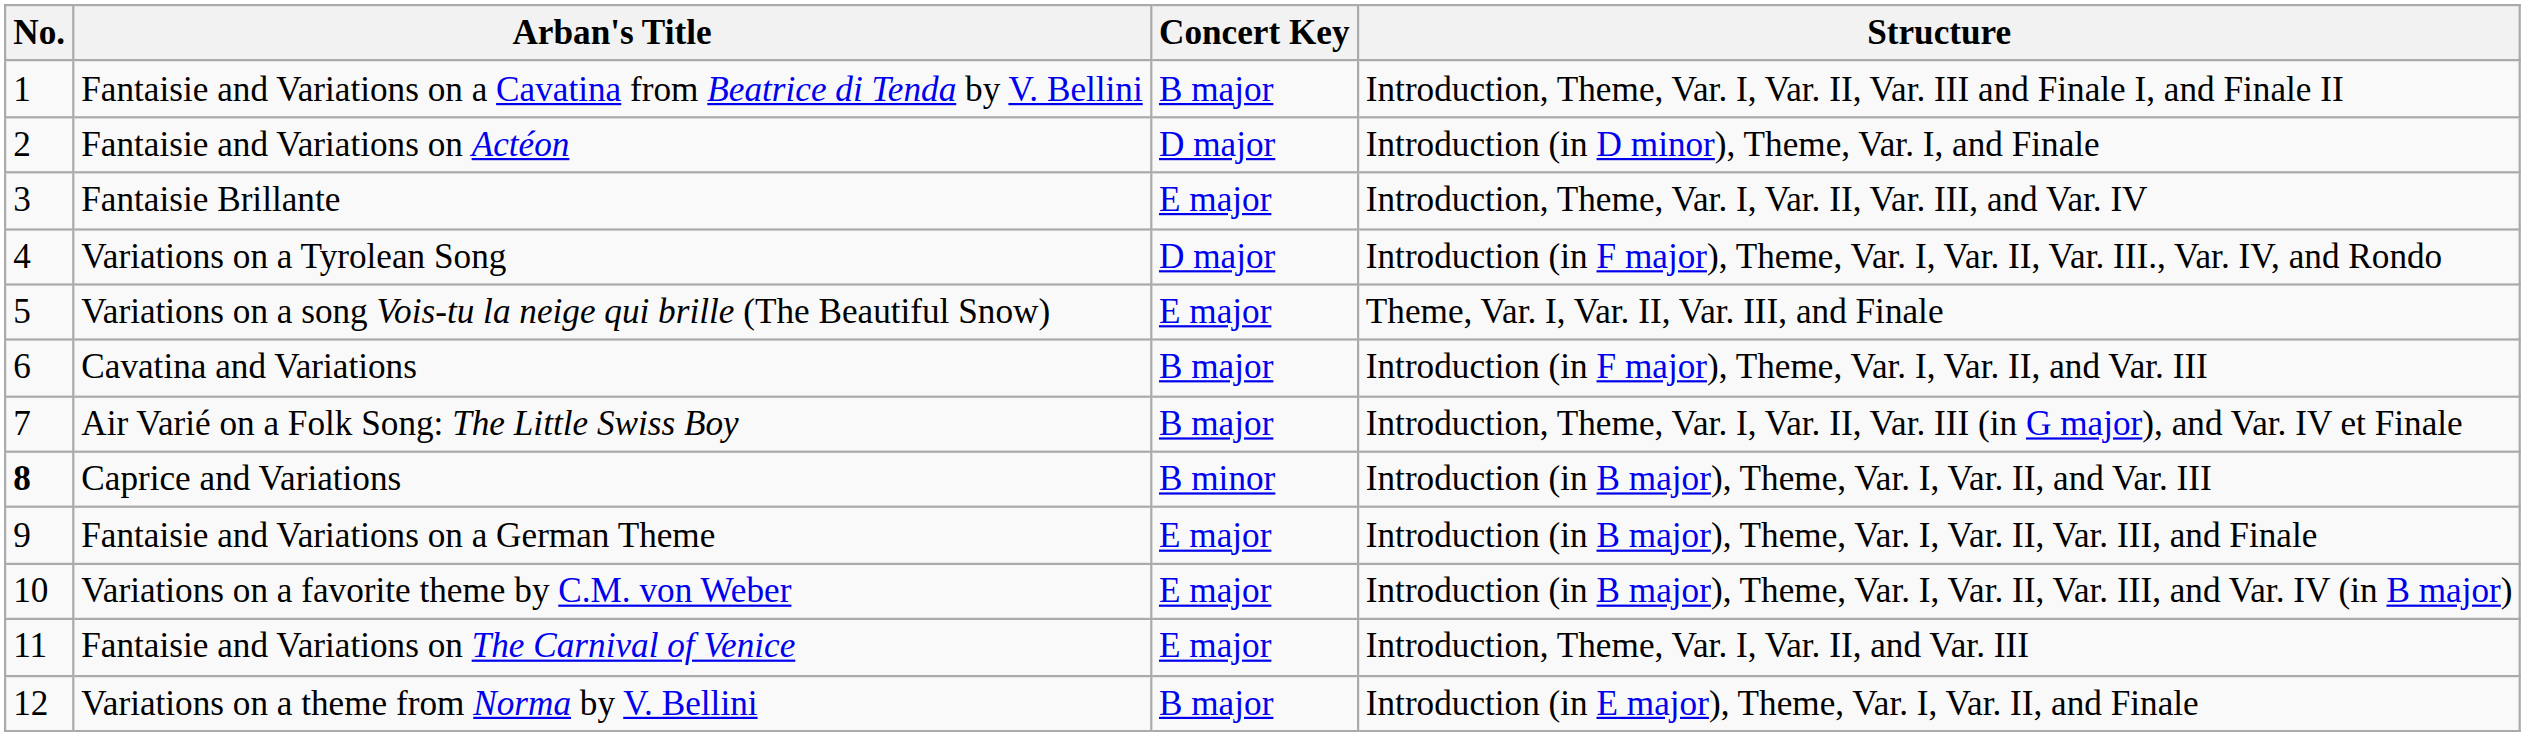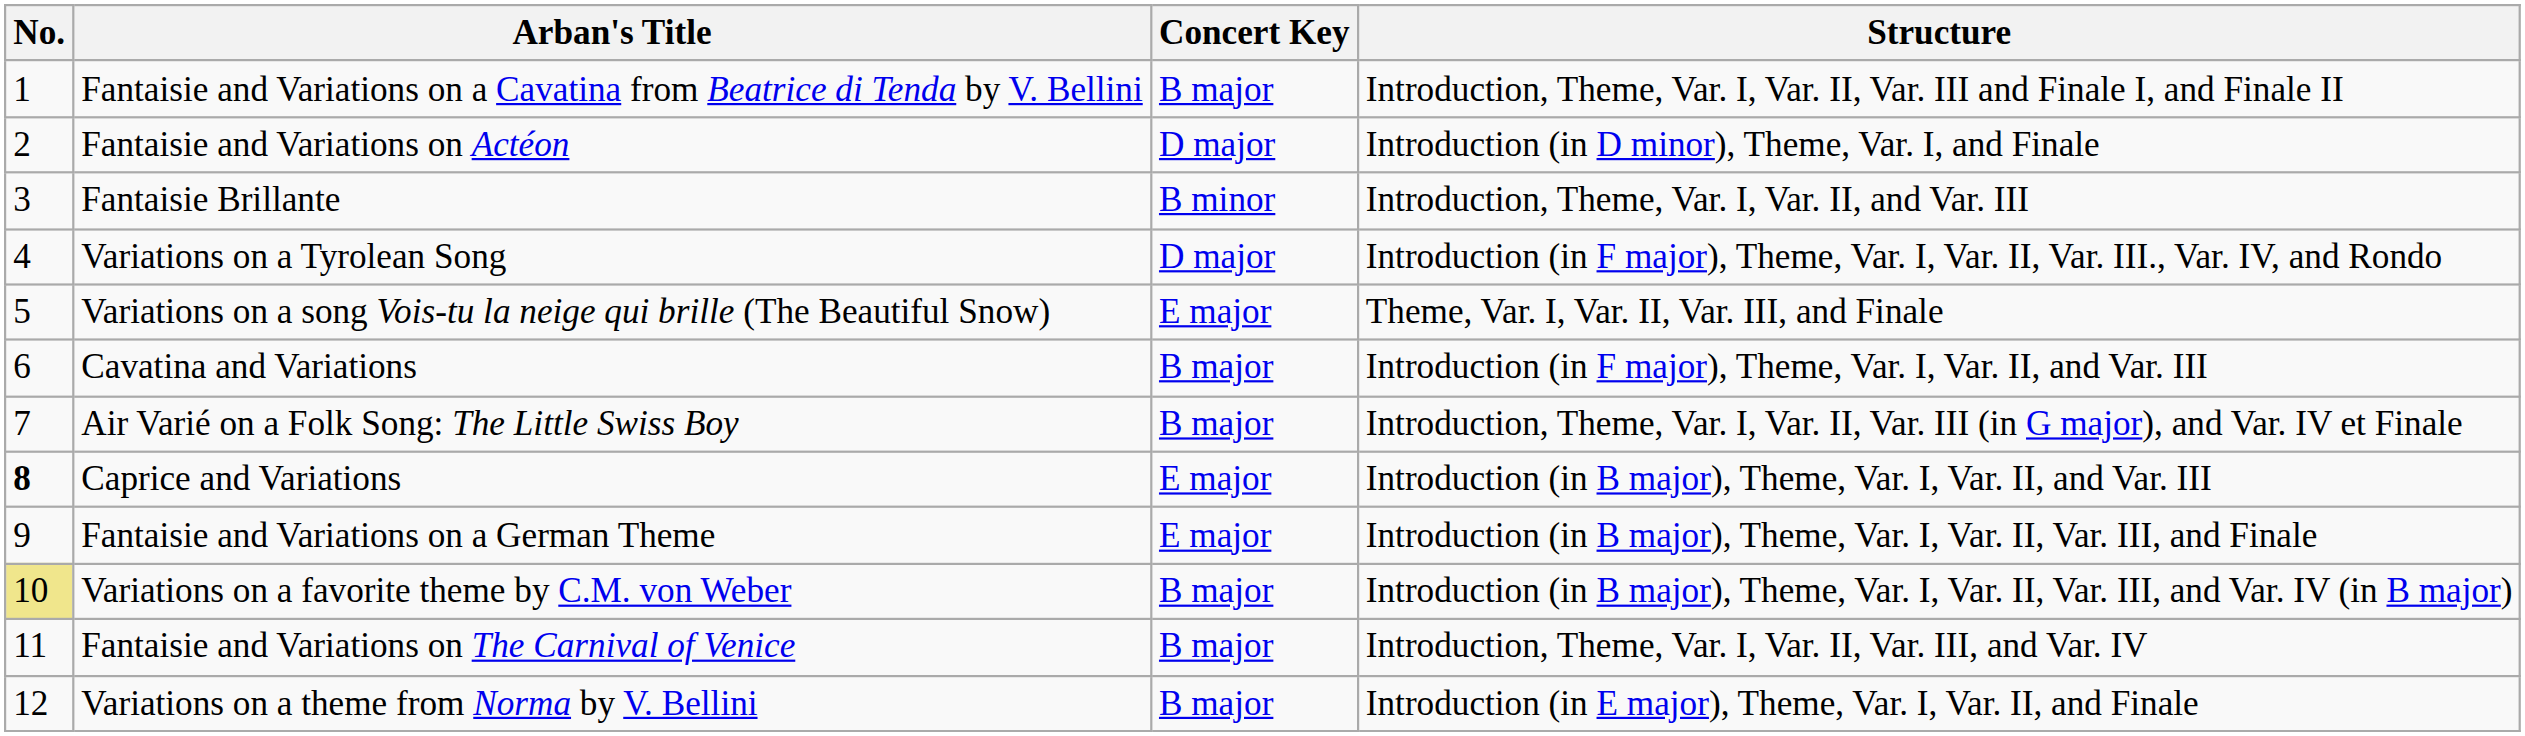(1215, 199) E major -> (1217, 199) B minor
(1757, 199) Introduction, Theme, Var. I, Var. II, Var. III, and Var. IV -> (1697, 199) Introduction, Theme, Var. I, Var. II, and Var. III
(1217, 479) B minor -> (1215, 479) E major
(31, 590) no background -> (31, 590) khaki background
(1215, 590) E major -> (1216, 590) B major
(1215, 646) E major -> (1216, 646) B major
(1697, 646) Introduction, Theme, Var. I, Var. II, and Var. III -> (1757, 646) Introduction, Theme, Var. I, Var. II, Var. III, and Var. IV
